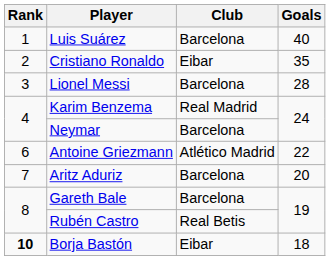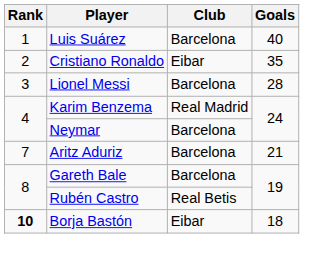- row: (111, 152)
(301, 175) 20 -> (275, 152) 21
